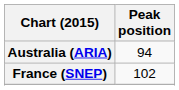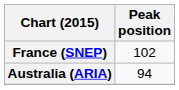rows swapped: (60, 52) <-> (60, 73)
